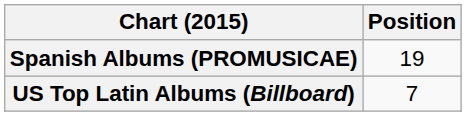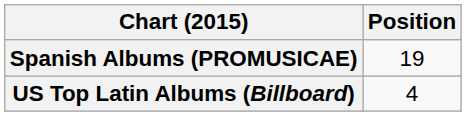(412, 93) 7 -> (412, 93) 4
